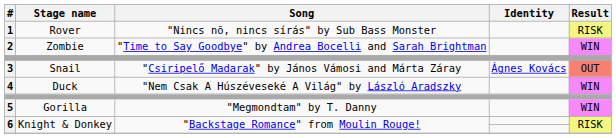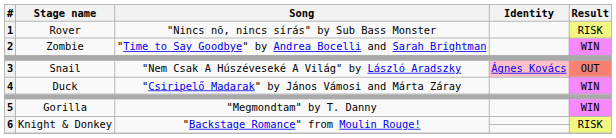(302, 69) "Csiripelő Madarak" by János Vámosi and Márta Záray -> (302, 69) "Nem Csak A Húszéveseké A Világ" by László Aradszky
(529, 69) no background -> (529, 69) pink background
(302, 86) "Nem Csak A Húszéveseké A Világ" by László Aradszky -> (302, 86) "Csiripelő Madarak" by János Vámosi and Márta Záray
